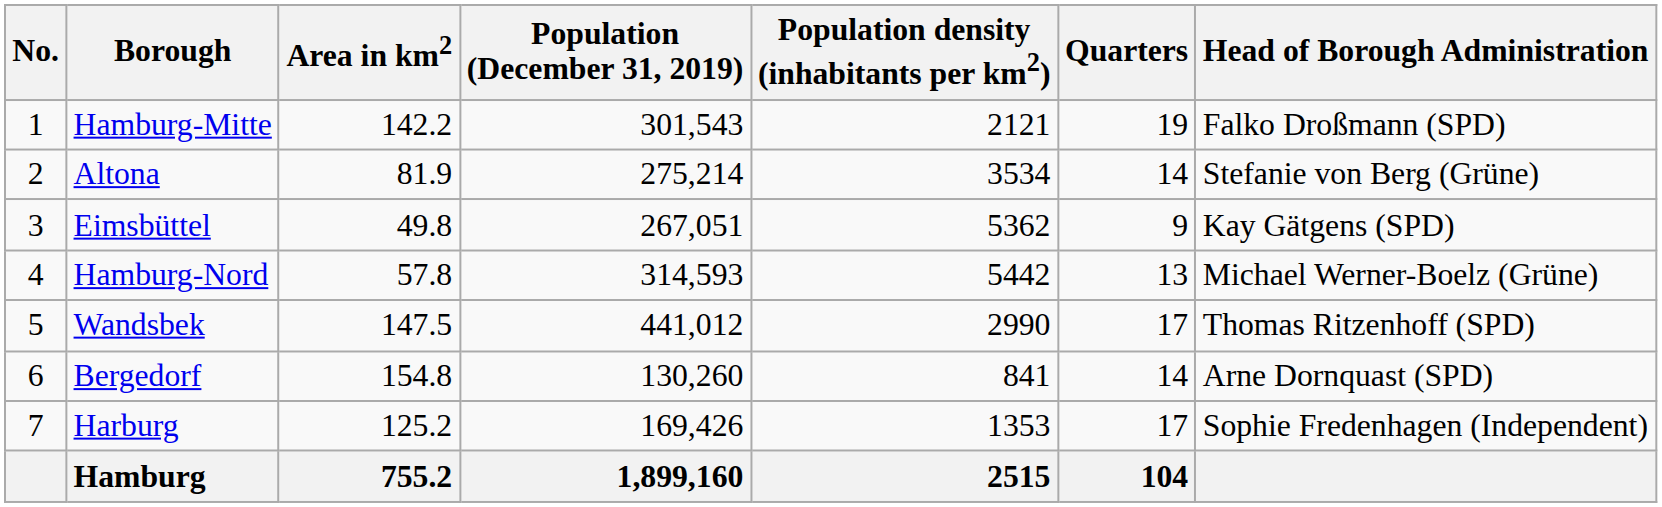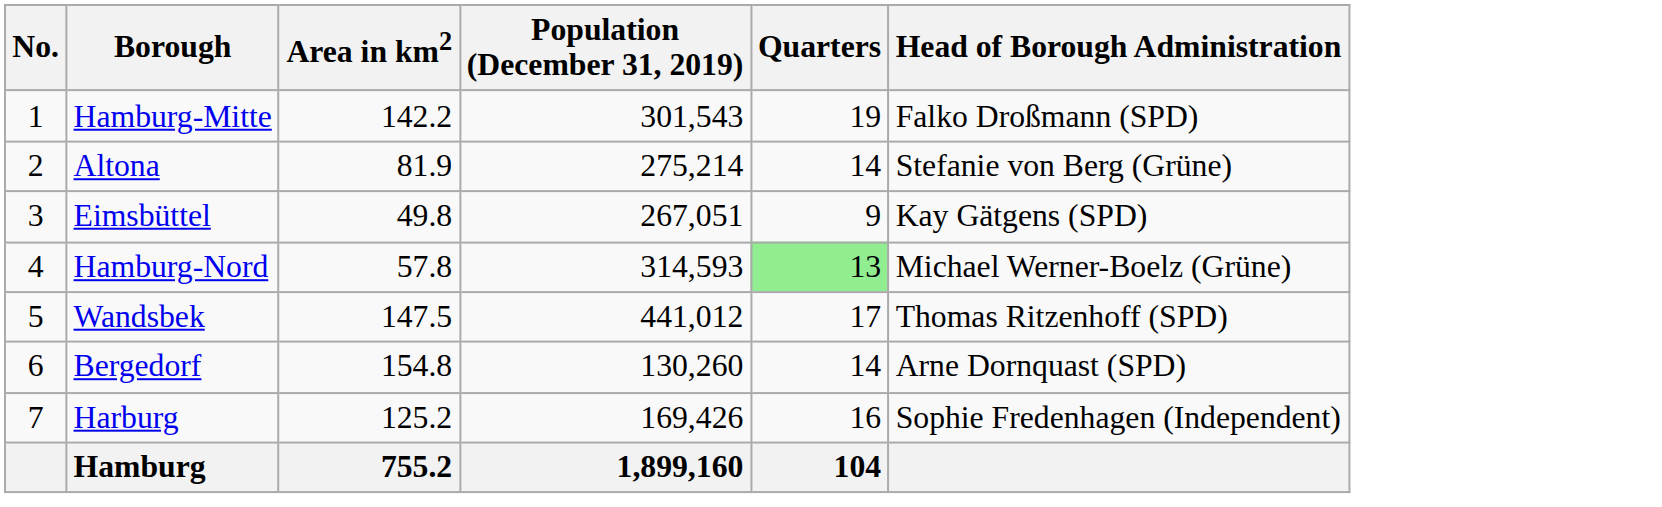- column: (904, 51)
(1172, 274) no background -> (865, 266) lightgreen background
(1172, 425) 17 -> (865, 416) 16
